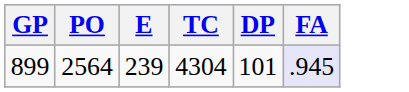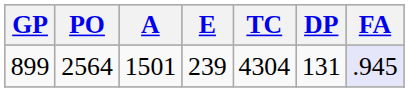+ column: (150, 24)
(258, 65) 101 -> (321, 65) 131
